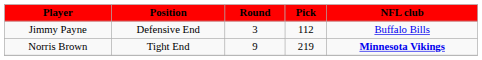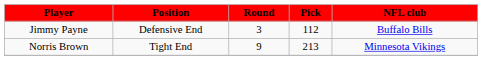(306, 47) 219 -> (311, 47) 213
(402, 47) bold -> (405, 47) normal
